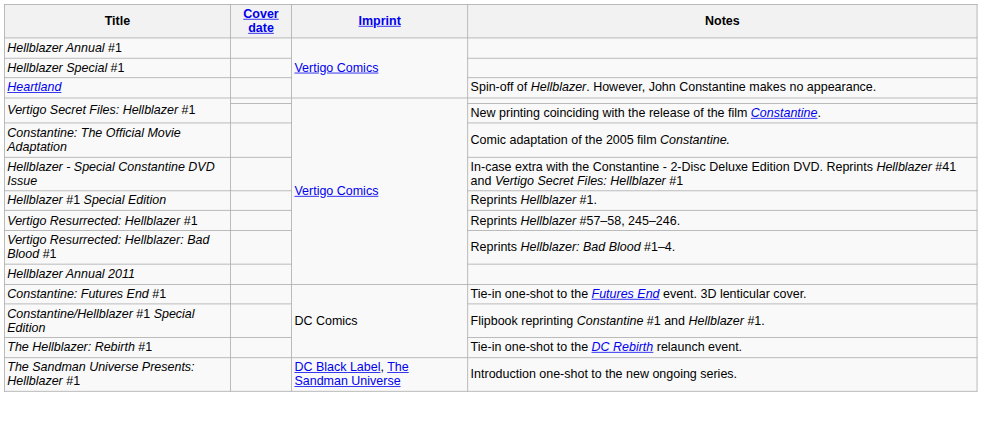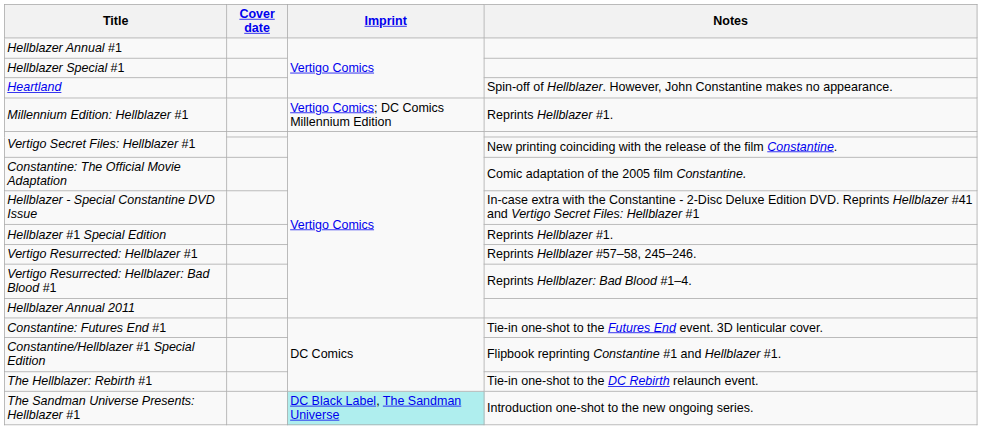+ row: (98, 114)
(352, 374) no background -> (376, 408) paleturquoise background
